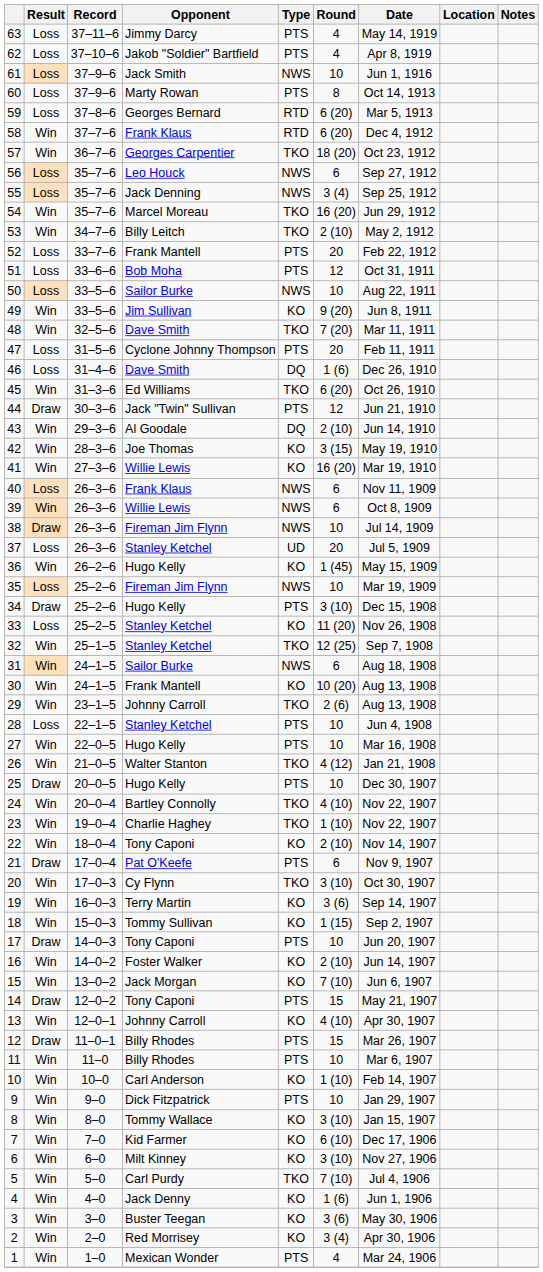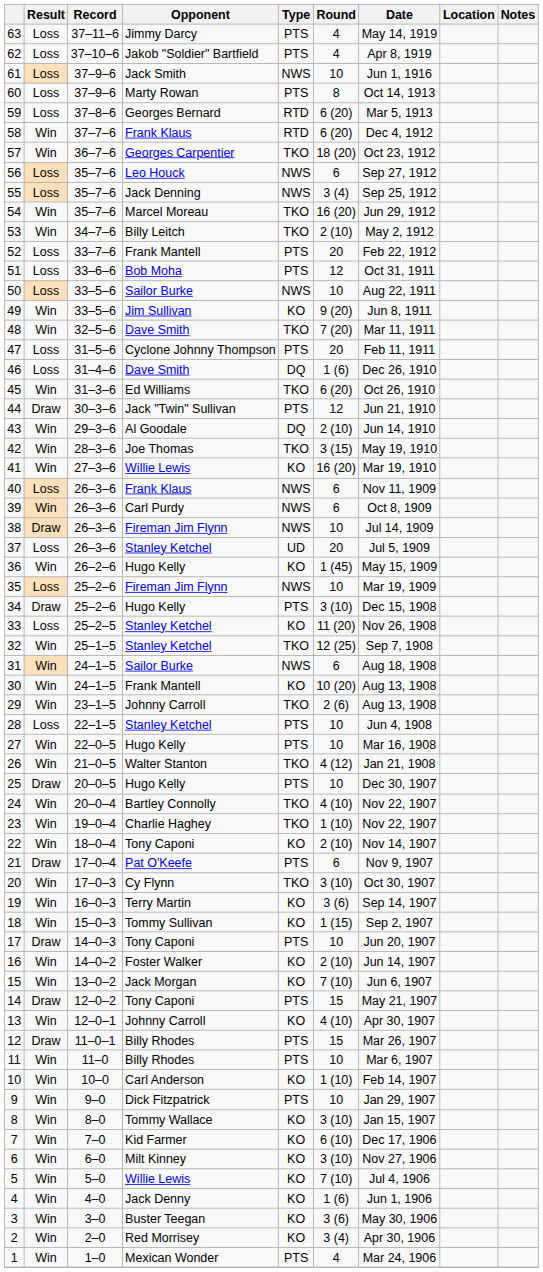(296, 449) KO -> (296, 449) TKO
(158, 508) Willie Lewis -> (155, 508) Carl Purdy
(155, 1179) Carl Purdy -> (158, 1179) Willie Lewis
(296, 1179) TKO -> (296, 1179) KO
